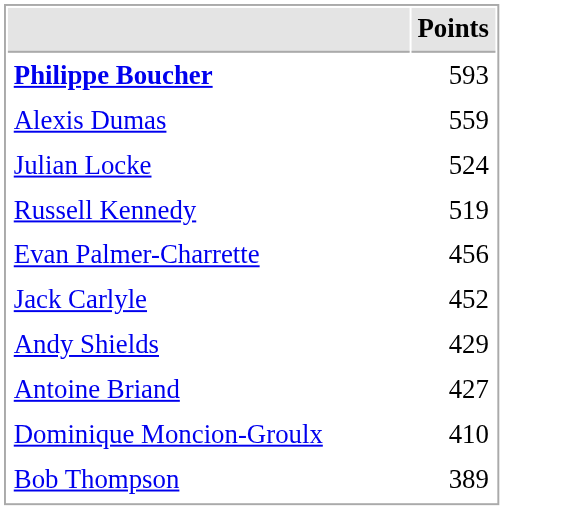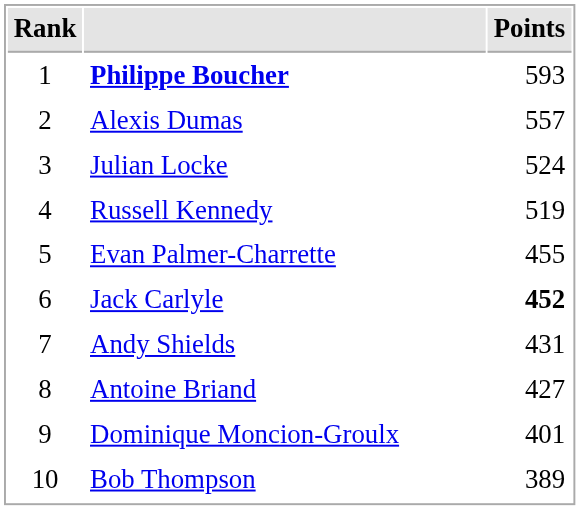+ column: (45, 28)
(469, 120) 559 -> (545, 120) 557
(469, 255) 456 -> (545, 255) 455
(469, 299) normal -> (545, 299) bold
(469, 344) 429 -> (545, 344) 431
(469, 434) 410 -> (545, 434) 401
